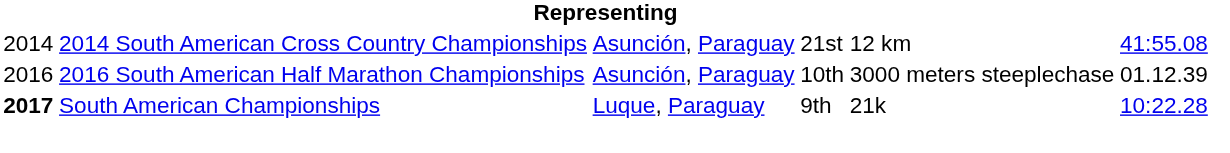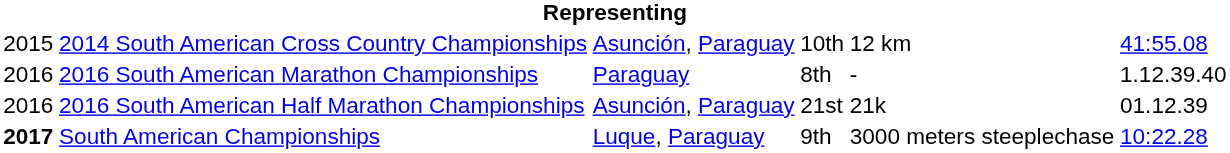(28, 43) 2014 -> (28, 43) 2015
(822, 43) 21st -> (822, 43) 10th
+ row: (299, 74)
(822, 74) 10th -> (822, 105) 21st
(982, 74) 3000 meters steeplechase -> (868, 105) 21k
(868, 105) 21k -> (982, 136) 3000 meters steeplechase
